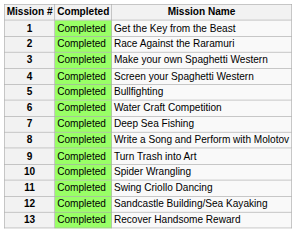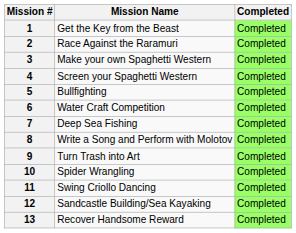columns swapped: (202, 12) <-> (83, 12)
